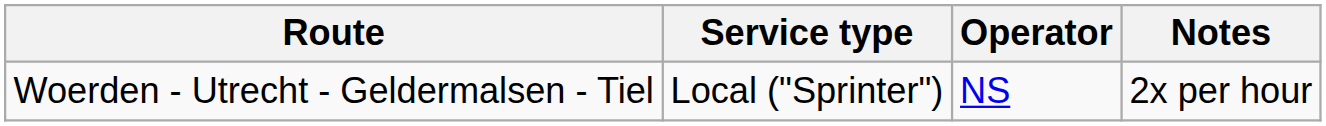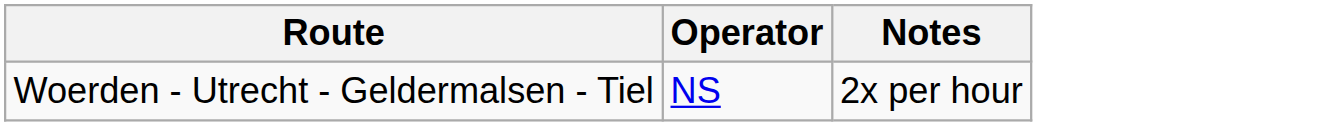- column: (807, 33)
